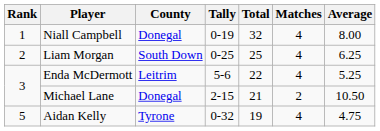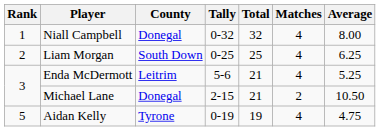(222, 34) 0-19 -> (222, 34) 0-32
(256, 75) 22 -> (256, 75) 21
(222, 116) 0-32 -> (222, 116) 0-19
